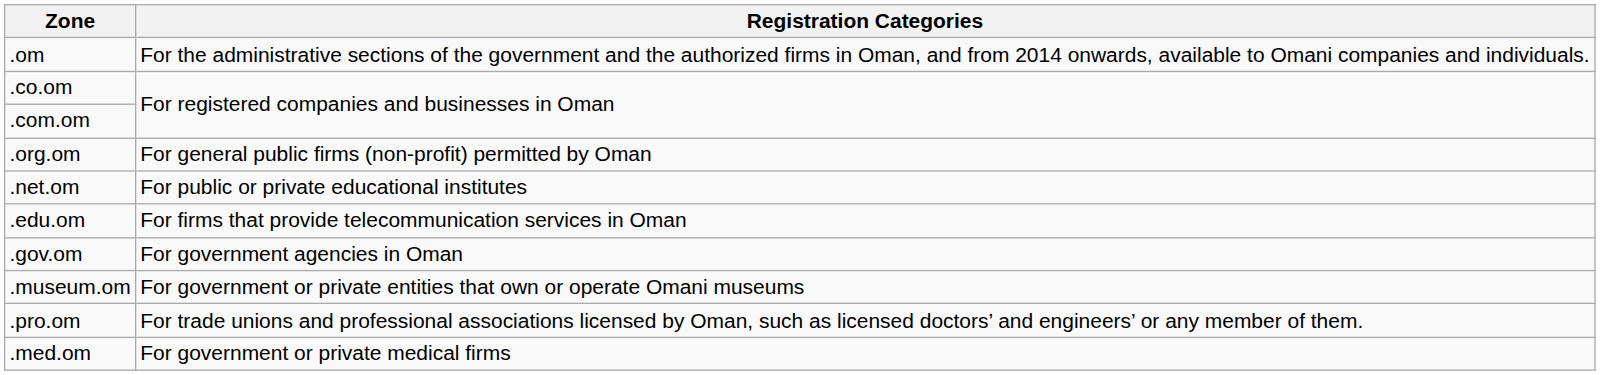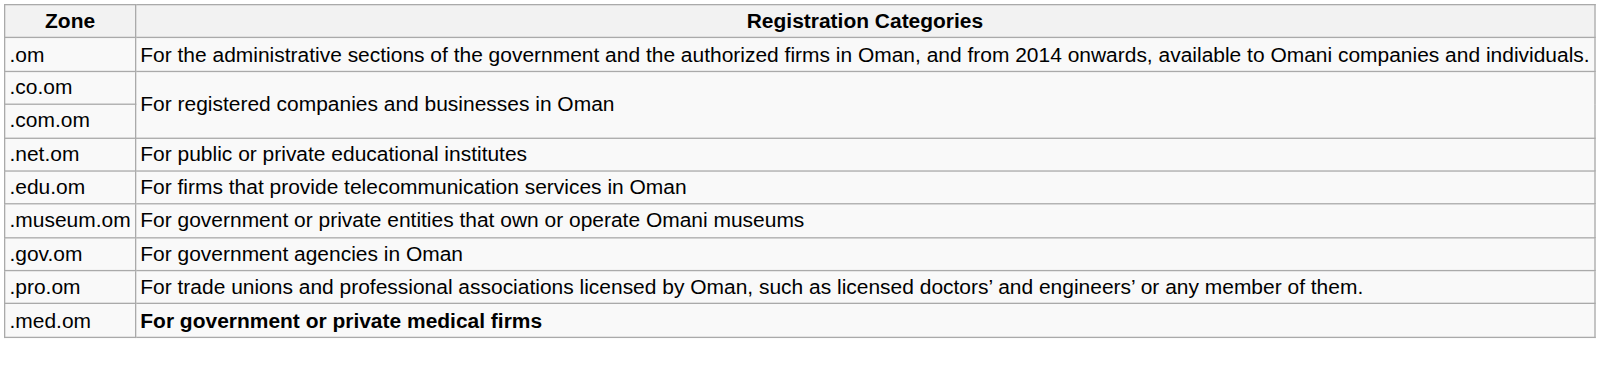- row: (45, 154)
rows swapped: (46, 253) <-> (70, 287)
(325, 353) normal -> (341, 320) bold
